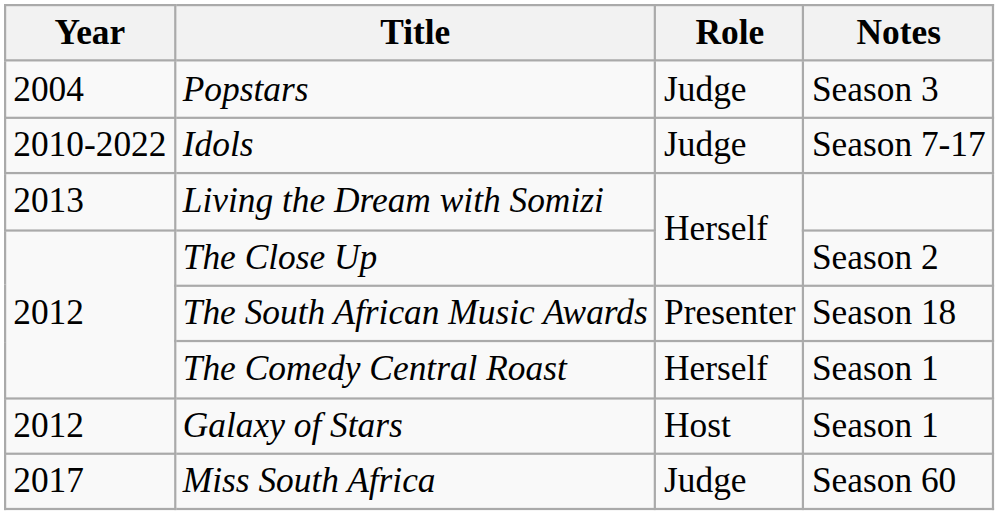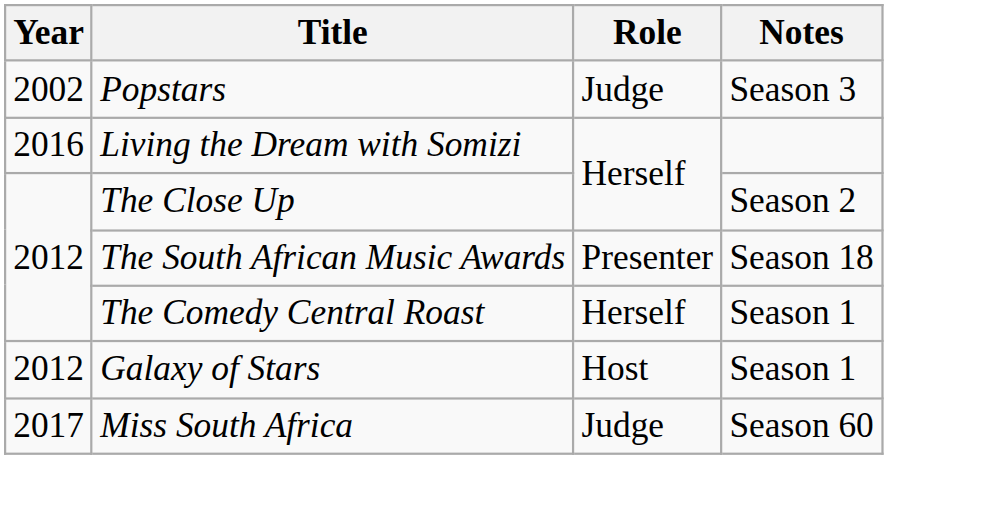(49, 88) 2004 -> (49, 88) 2002
- row: (218, 144)
(49, 200) 2013 -> (49, 144) 2016
